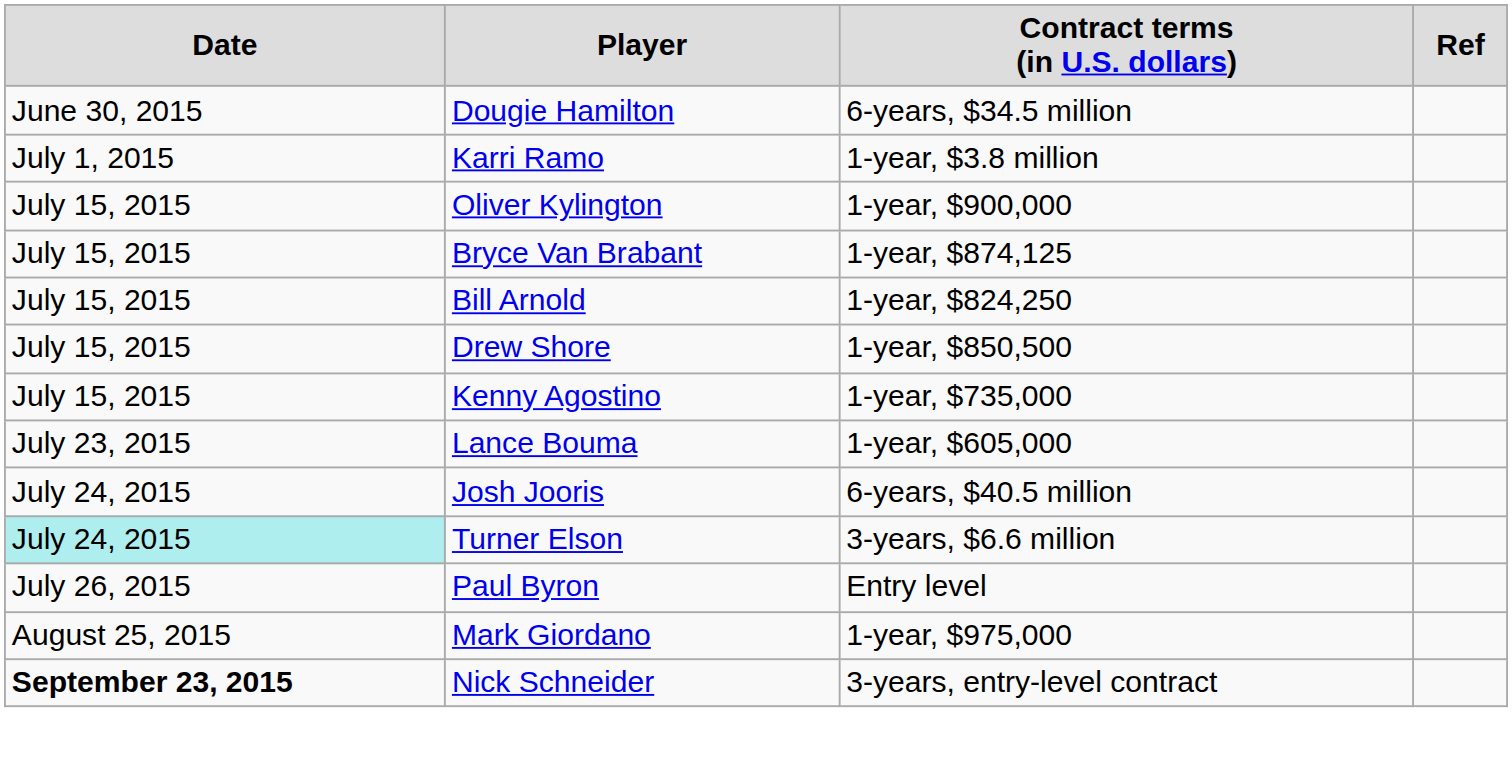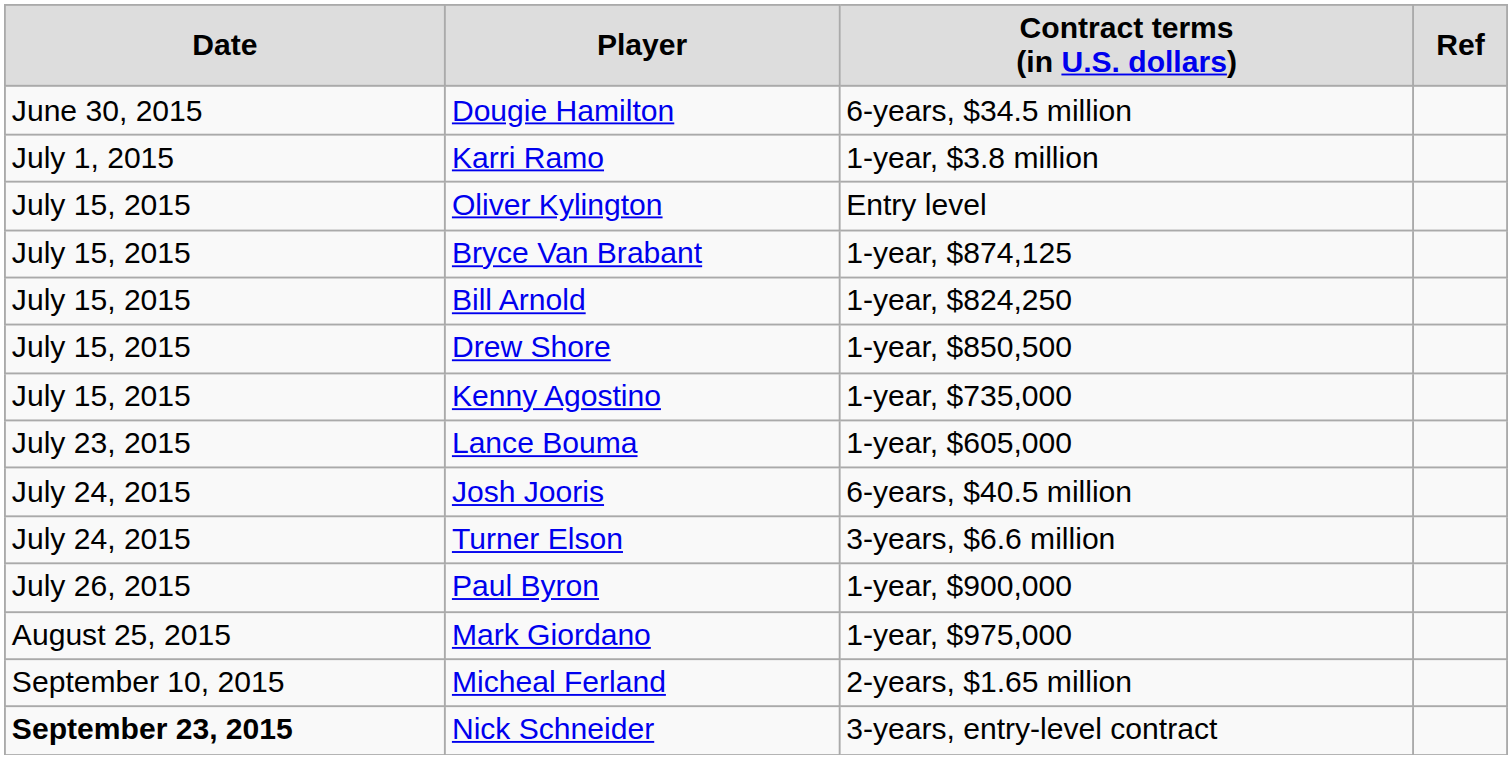(959, 205) 1-year, $900,000 -> (916, 205) Entry level
(101, 539) paleturquoise background -> (101, 539) no background
(916, 586) Entry level -> (959, 586) 1-year, $900,000
+ row: (559, 682)
